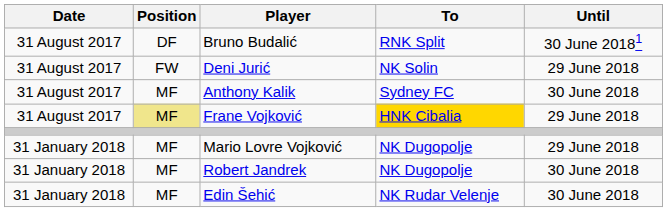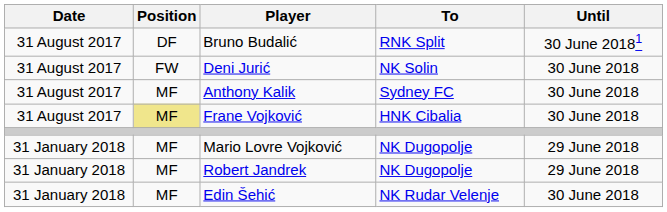(593, 68) 29 June 2018 -> (593, 68) 30 June 2018
(420, 115) gold background -> (420, 115) no background
(593, 115) 29 June 2018 -> (593, 115) 30 June 2018
(593, 170) 30 June 2018 -> (593, 170) 29 June 2018
